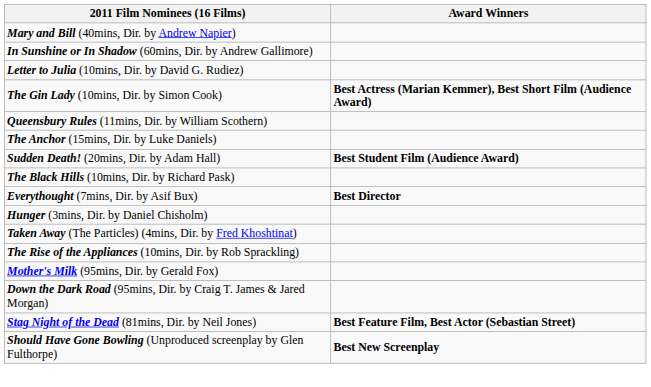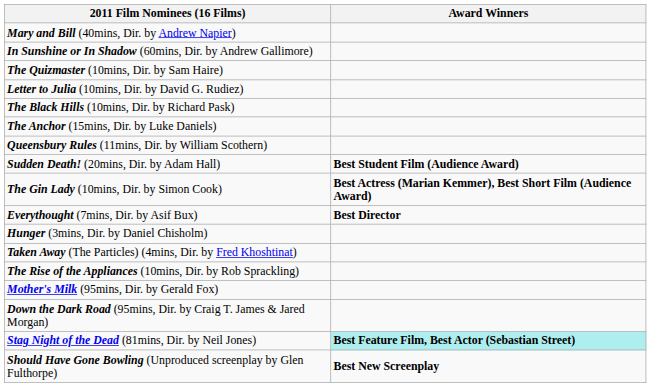+ row: (115, 70)
rows swapped: (121, 177) <-> (114, 95)
rows swapped: (137, 121) <-> (112, 139)
(454, 322) no background -> (454, 340) paleturquoise background
